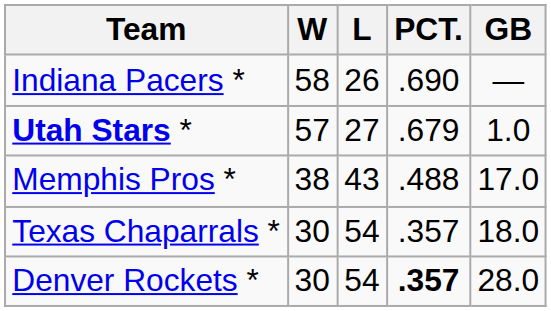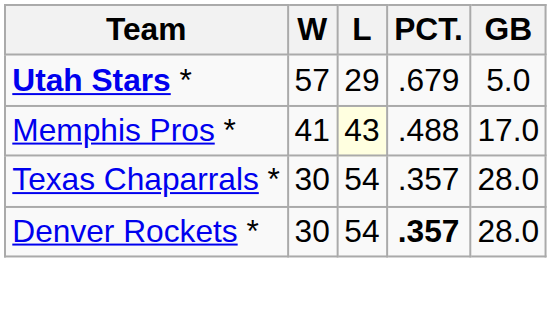- row: (129, 79)
(362, 130) 27 -> (362, 79) 29
(508, 130) 1.0 -> (508, 79) 5.0
(312, 180) 38 -> (312, 130) 41
(362, 180) no background -> (362, 130) lightyellow background
(508, 230) 18.0 -> (508, 180) 28.0
